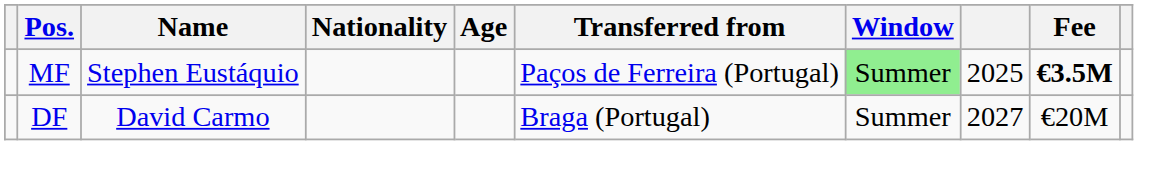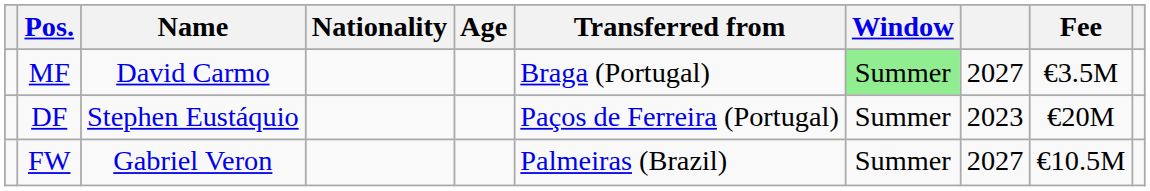(193, 71) Stephen Eustáquio -> (193, 71) David Carmo
(680, 71) Paços de Ferreira (Portugal) -> (615, 71) Braga (Portugal)
(995, 71) 2025 -> (995, 71) 2027
(1075, 71) bold -> (1081, 71) normal
(193, 116) David Carmo -> (193, 116) Stephen Eustáquio
(615, 116) Braga (Portugal) -> (680, 116) Paços de Ferreira (Portugal)
(995, 116) 2027 -> (995, 116) 2023
+ row: (49, 161)
